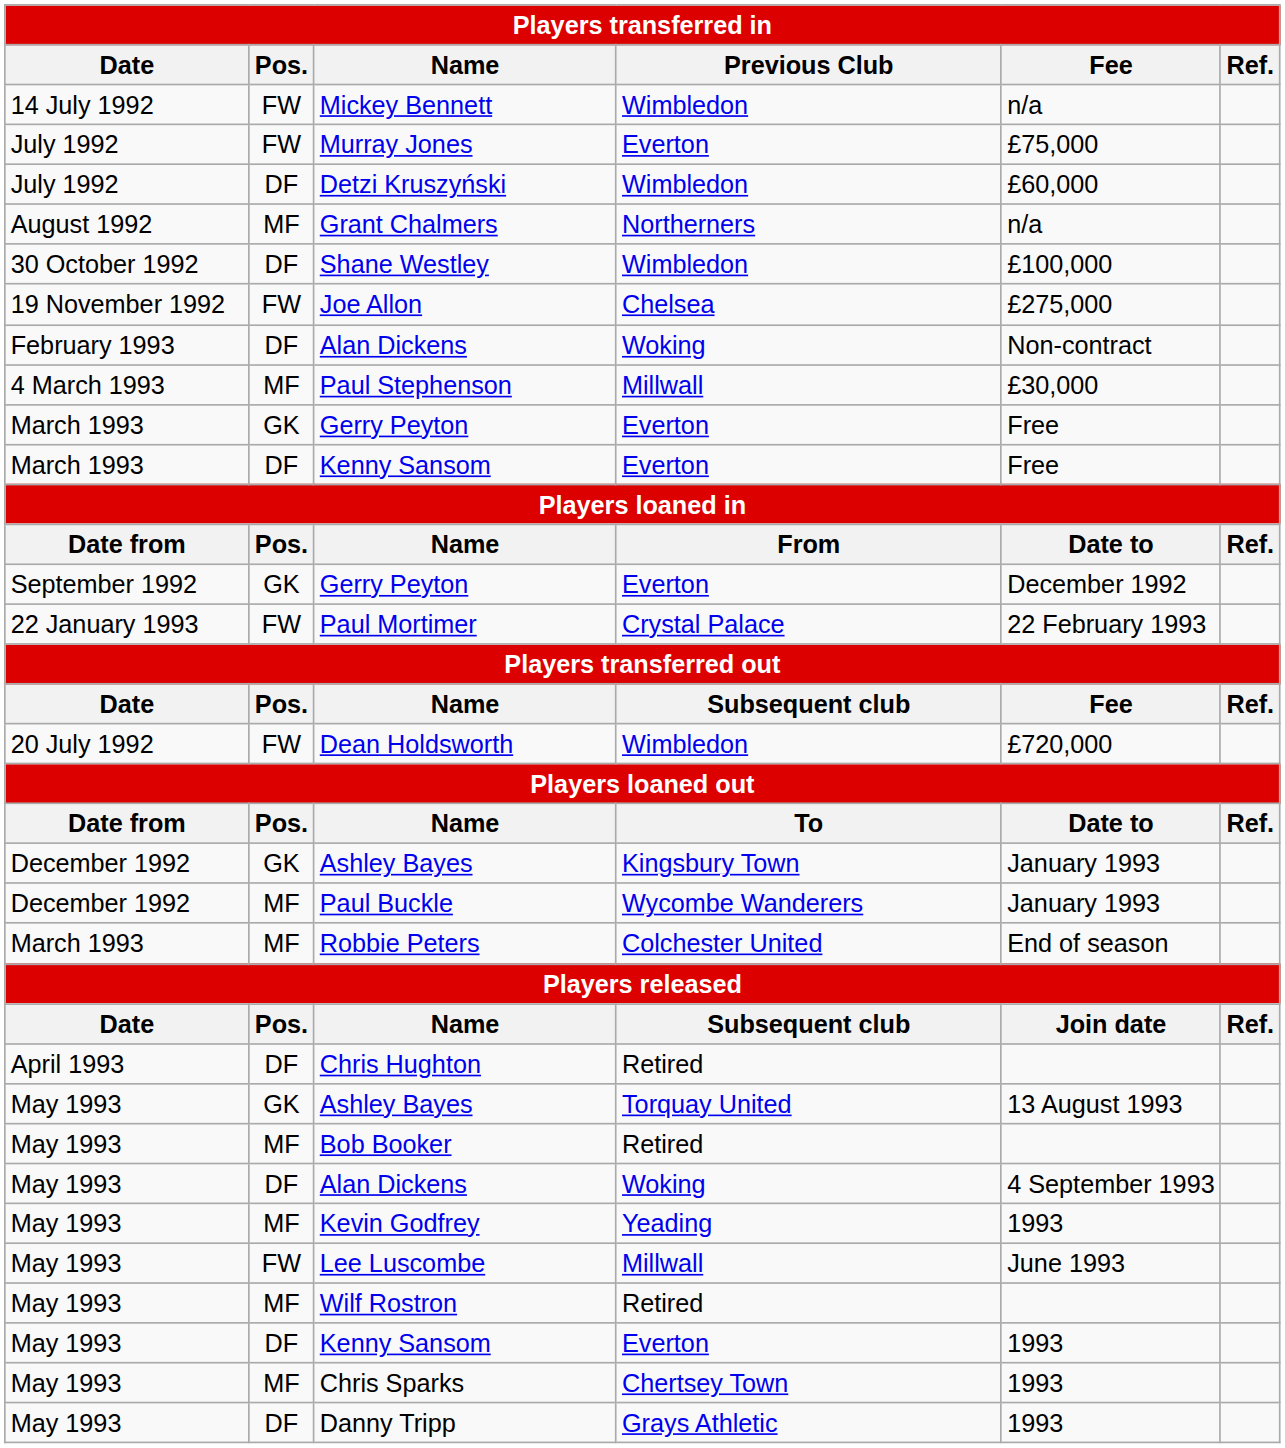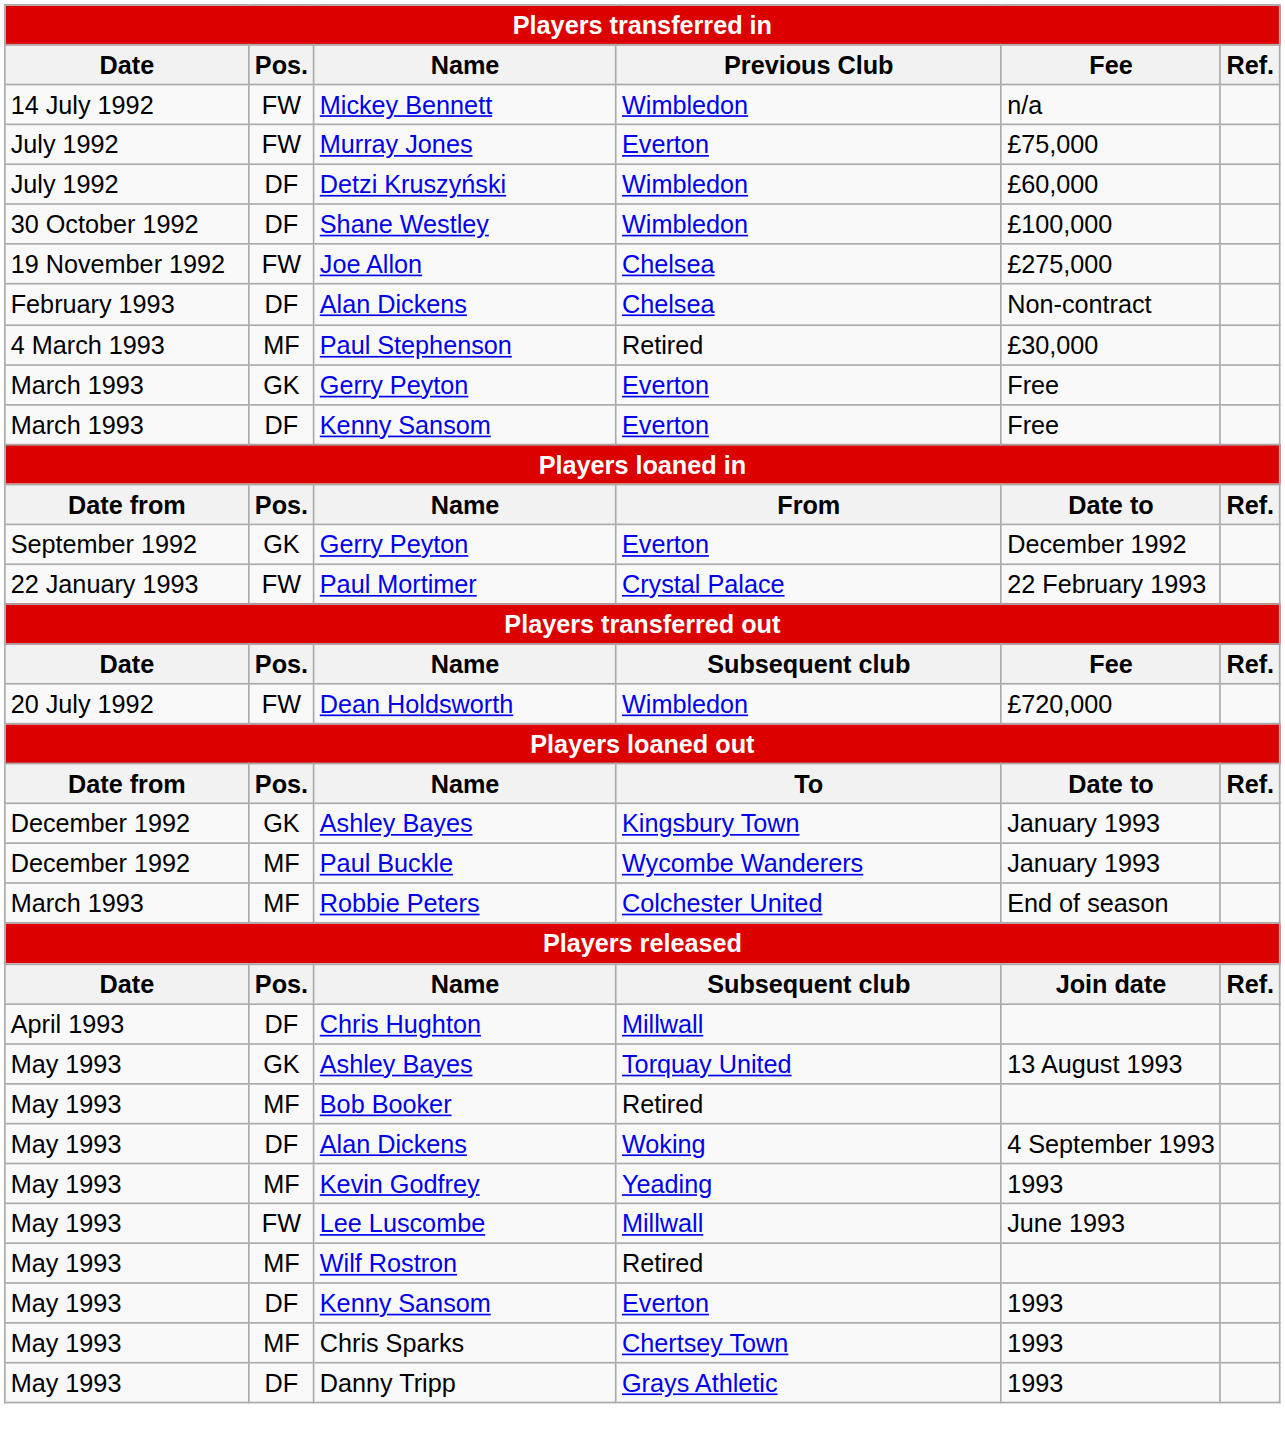- row: (81, 225)
(664, 345) Woking -> (668, 305) Chelsea
(663, 384) Millwall -> (663, 345) Retired
(663, 1064) Retired -> (663, 1024) Millwall
